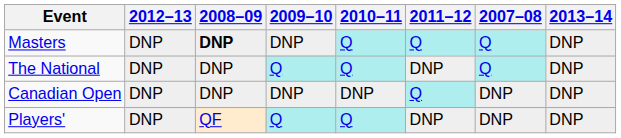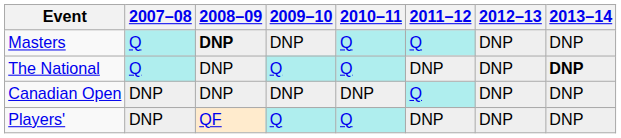columns swapped: (510, 17) <-> (160, 17)
(566, 68) normal -> (566, 68) bold
